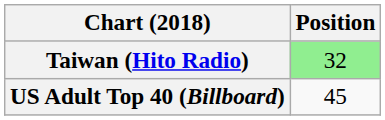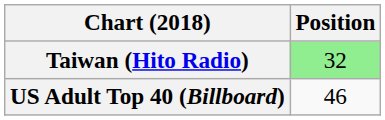(335, 96) 45 -> (335, 96) 46
